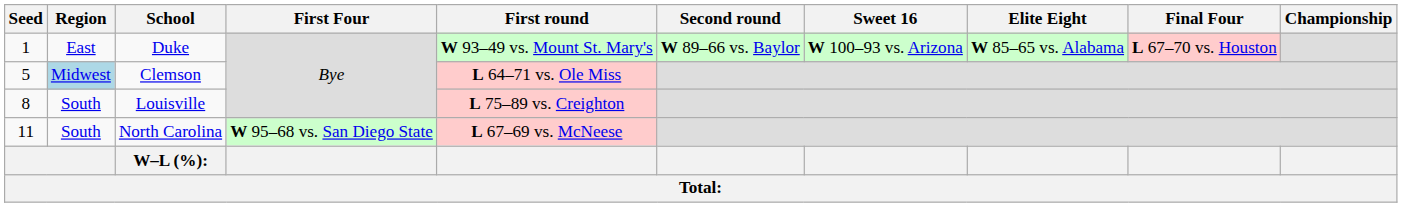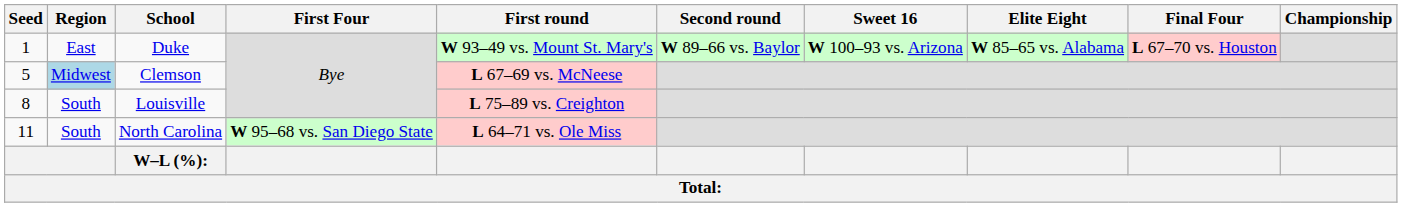(547, 75) L 64–71 vs. Ole Miss -> (547, 75) L 67–69 vs. McNeese
(547, 132) L 67–69 vs. McNeese -> (547, 132) L 64–71 vs. Ole Miss
